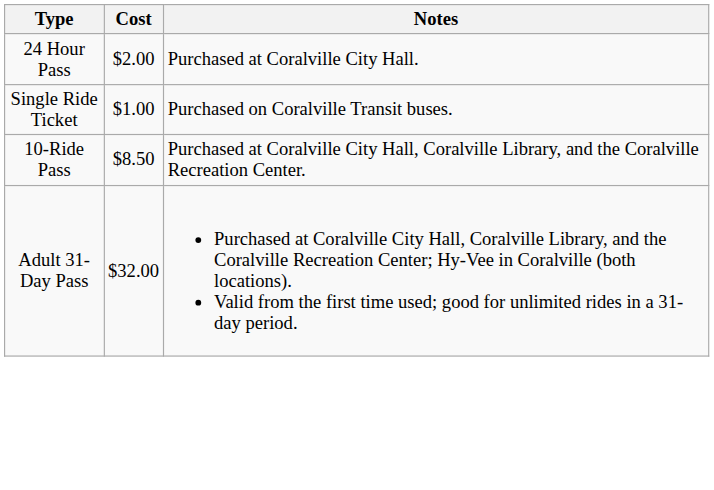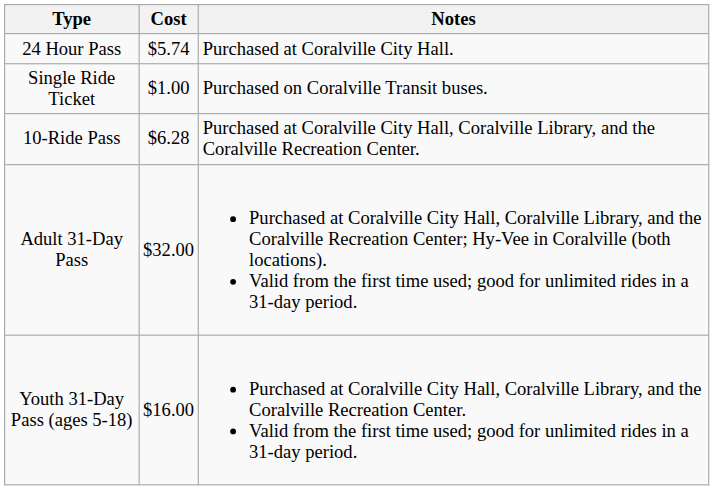(134, 59) $2.00 -> (169, 48) $5.74
(134, 159) $8.50 -> (169, 138) $6.28
+ row: (72, 409)
